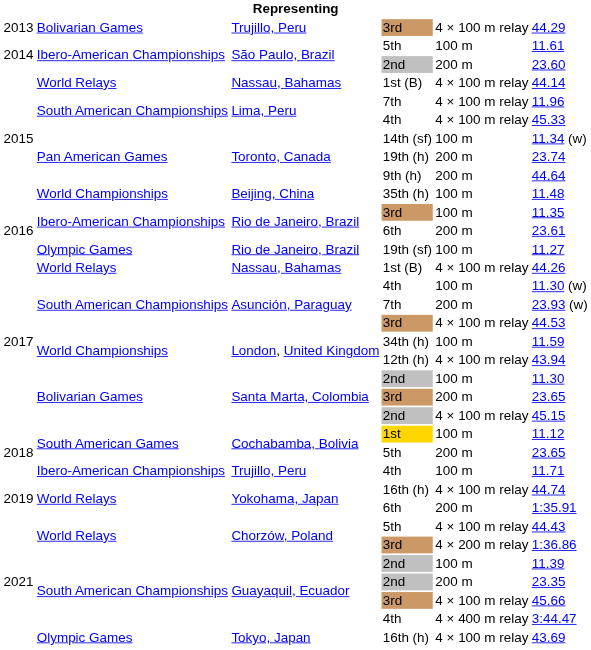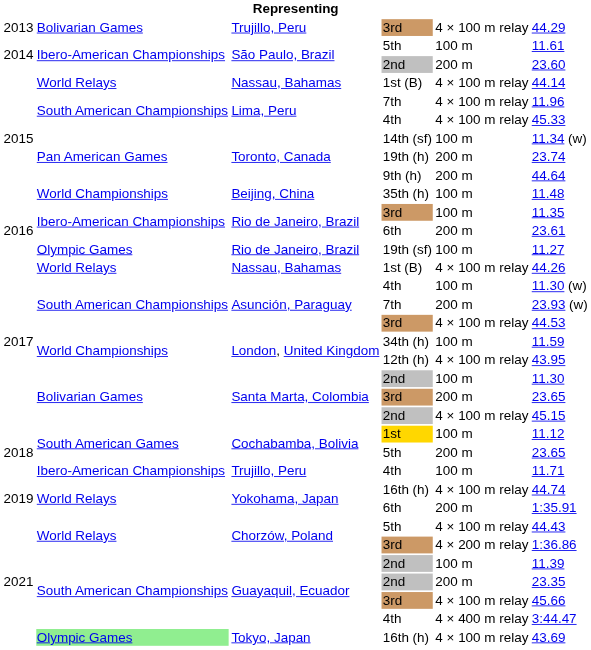(549, 360) 43.94 -> (549, 360) 43.95
(85, 637) no background -> (85, 637) lightgreen background
